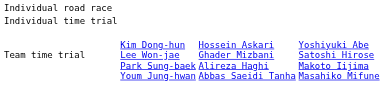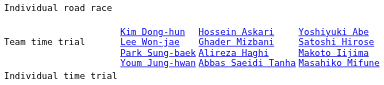rows swapped: (61, 21) <-> (45, 55)
